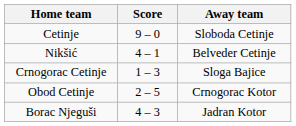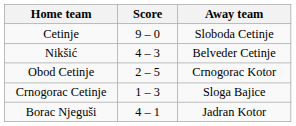(148, 53) 4 – 1 -> (148, 53) 4 – 3
rows swapped: (61, 72) <-> (61, 92)
(148, 111) 4 – 3 -> (148, 111) 4 – 1
